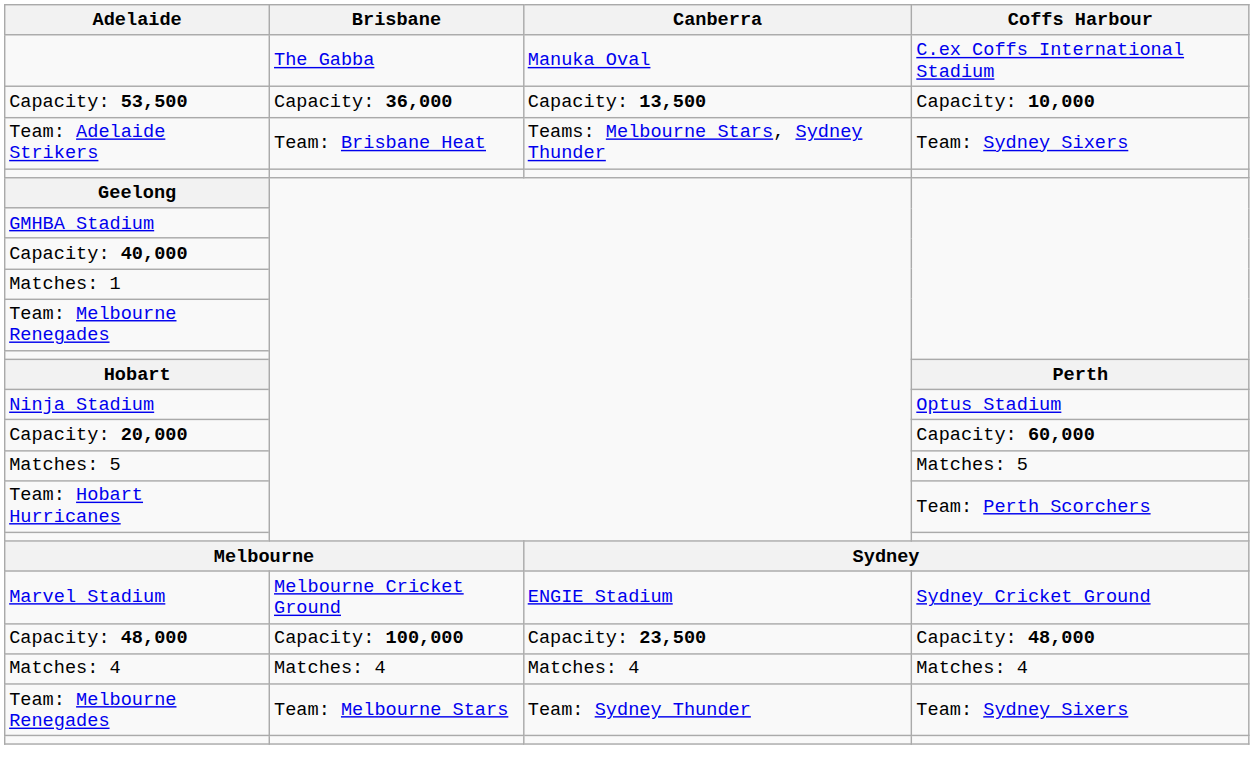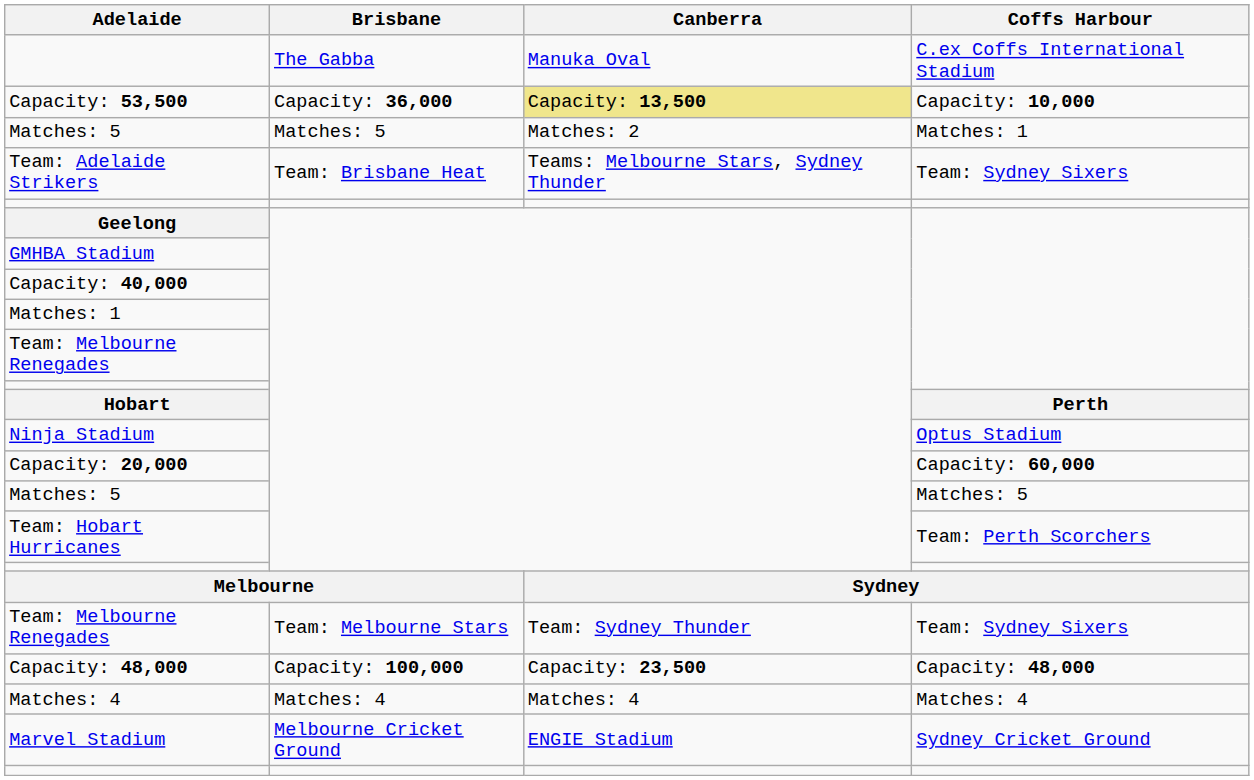(617, 102) no background -> (617, 102) khaki background
+ row: (65, 132)
rows swapped: (87, 597) <-> (93, 710)
